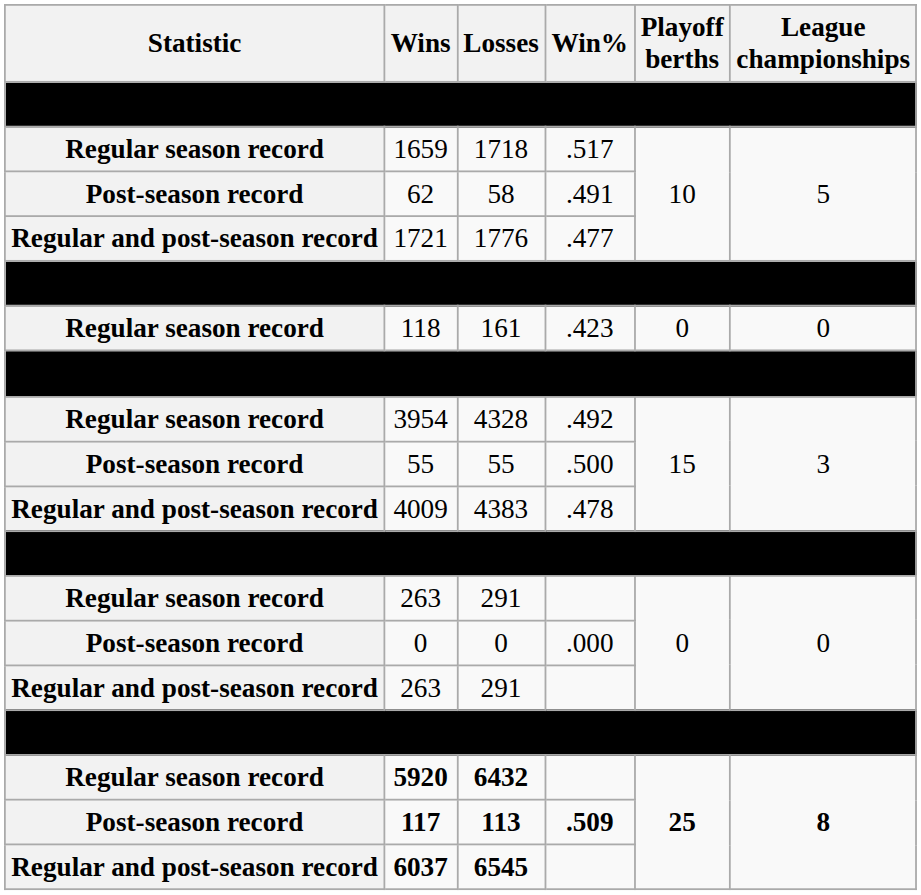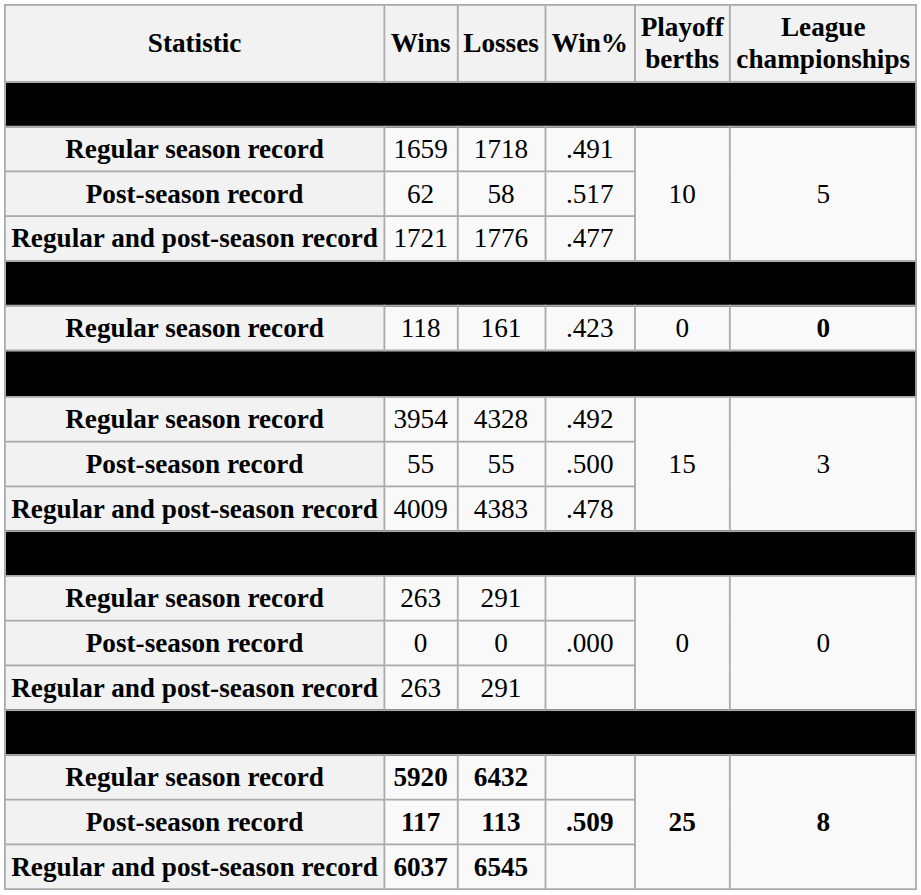(590, 149) .517 -> (590, 149) .491
(590, 193) .491 -> (590, 193) .517
(823, 328) normal -> (823, 328) bold
